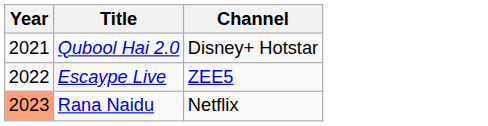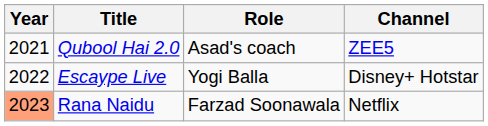+ column: (264, 18)
(253, 47) Disney+ Hotstar -> (371, 47) ZEE5
(211, 76) ZEE5 -> (413, 76) Disney+ Hotstar
